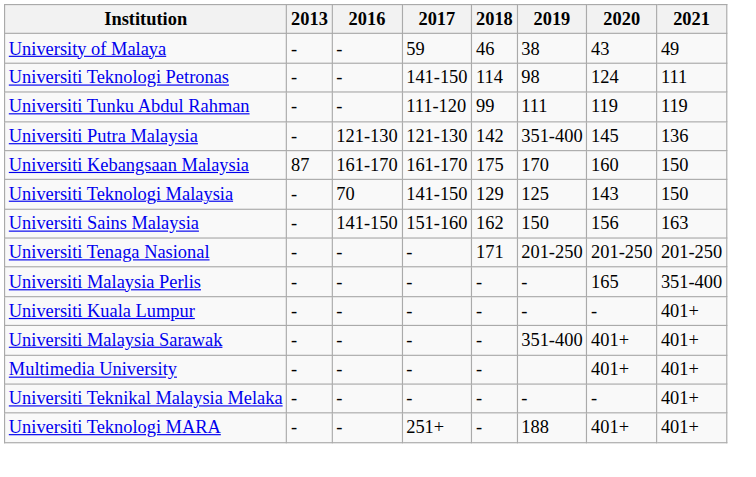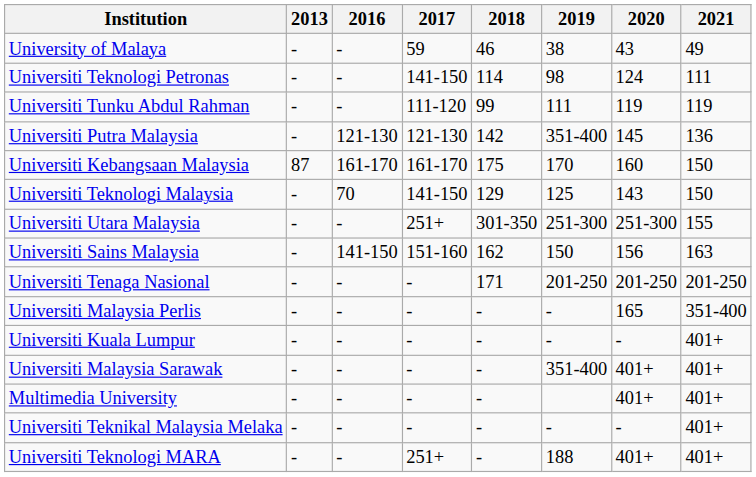+ row: (104, 223)
